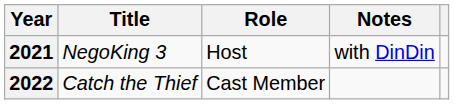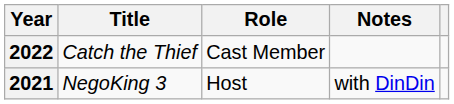rows swapped: (31, 51) <-> (31, 83)
